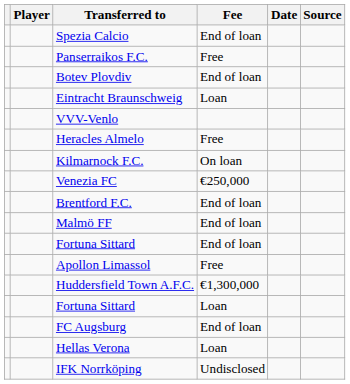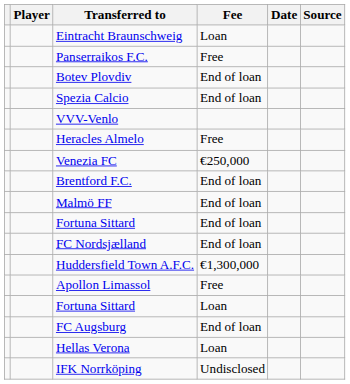rows swapped: (92, 35) <-> (119, 98)
- row: (100, 160)
+ row: (101, 243)
rows swapped: (103, 264) <-> (125, 285)
